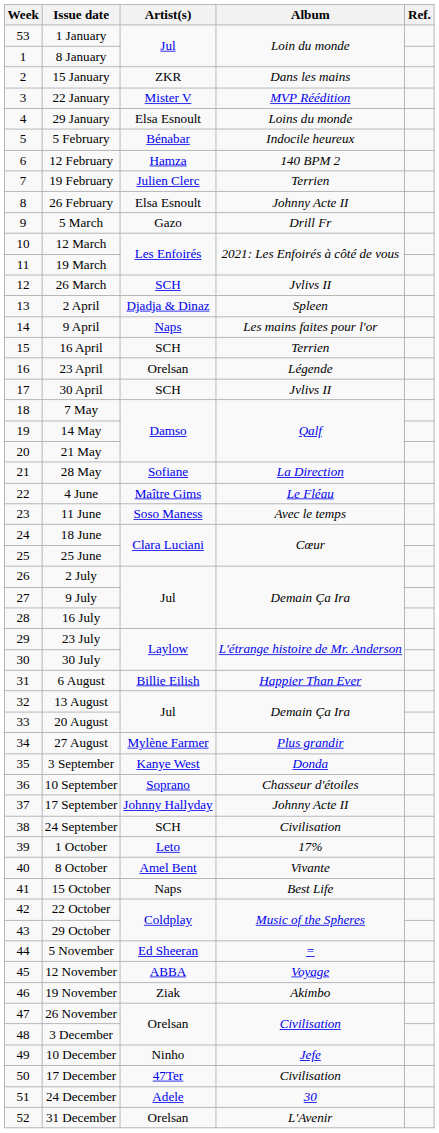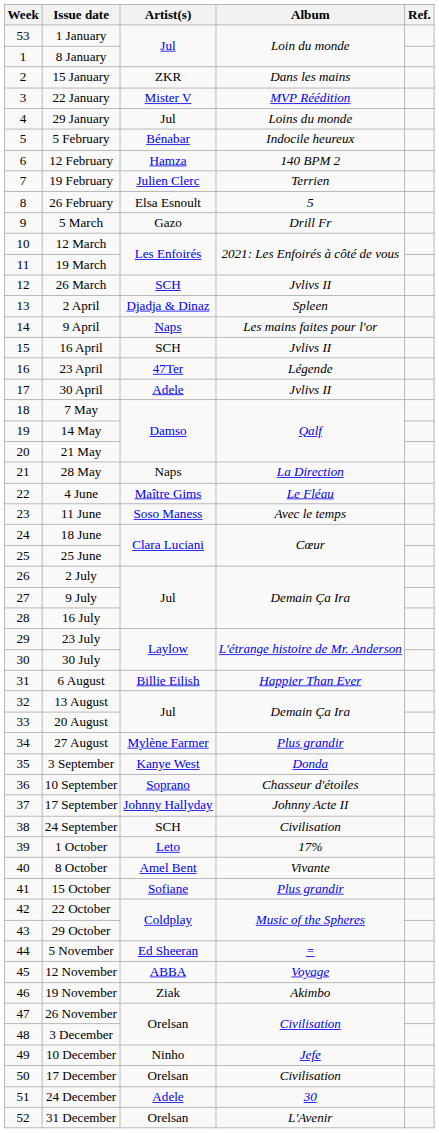(168, 118) Elsa Esnoult -> (168, 118) Jul
(310, 202) Johnny Acte II -> (310, 202) 5
(310, 347) Terrien -> (310, 347) Jvlivs II
(168, 368) Orelsan -> (168, 368) 47Ter
(168, 389) SCH -> (168, 389) Adele
(168, 472) Sofiane -> (168, 472) Naps
(168, 888) Naps -> (168, 888) Sofiane
(310, 888) Best Life -> (310, 888) Plus grandir
(168, 1076) 47Ter -> (168, 1076) Orelsan
